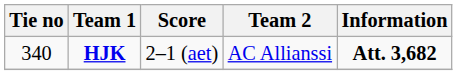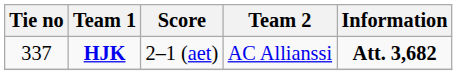(37, 52) 340 -> (37, 52) 337
